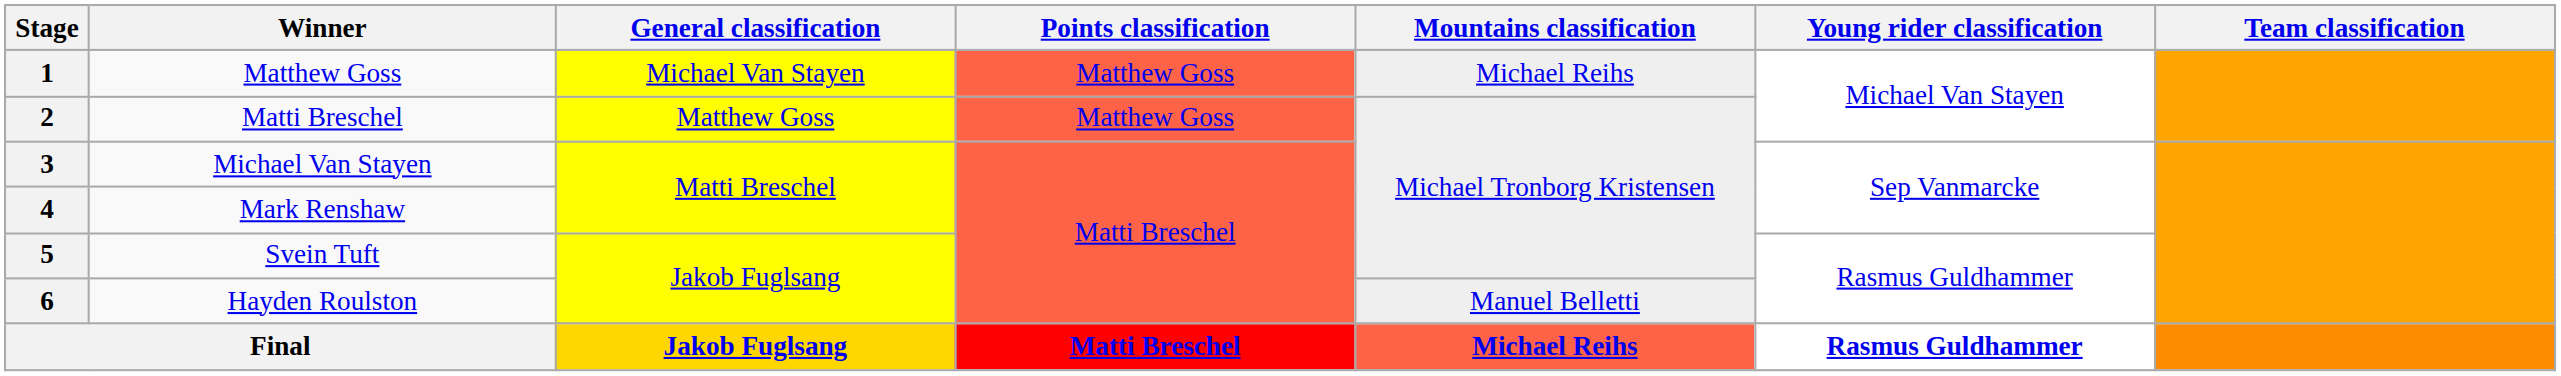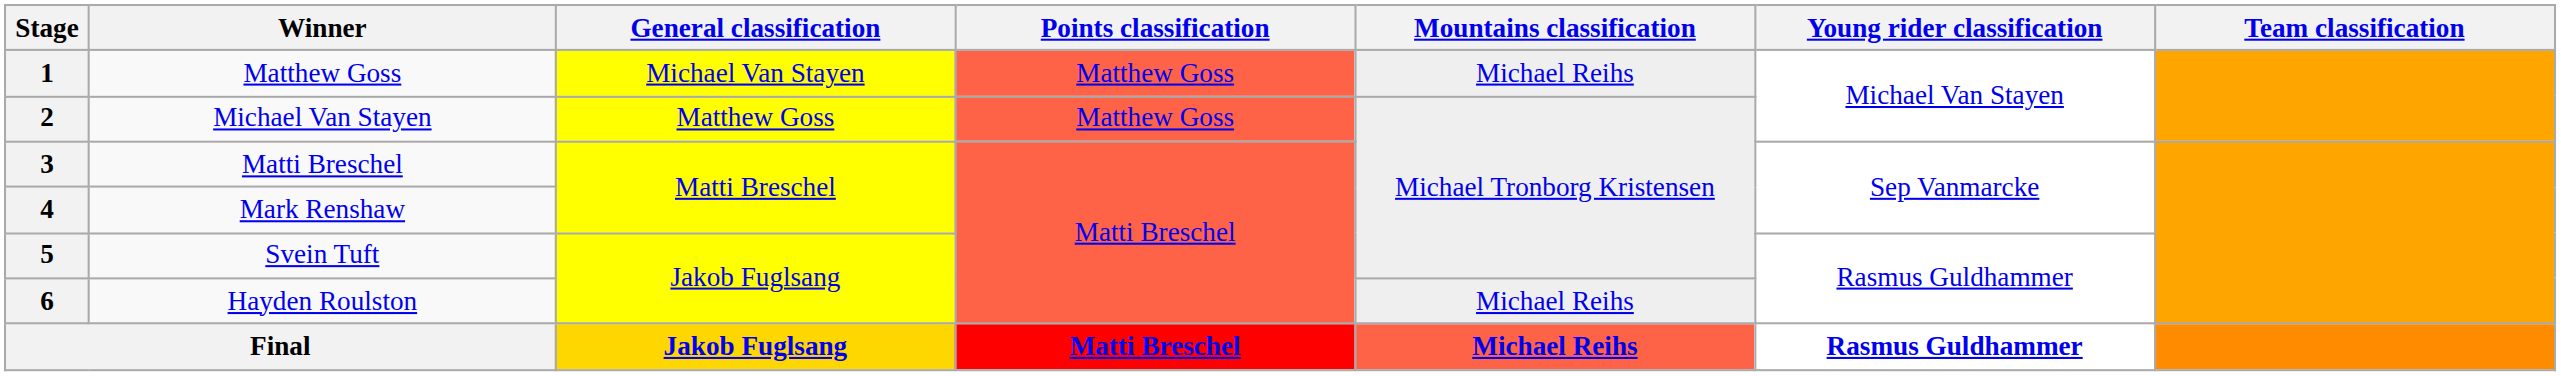(322, 118) Matti Breschel -> (322, 118) Michael Van Stayen
(322, 164) Michael Van Stayen -> (322, 164) Matti Breschel
(1555, 300) Manuel Belletti -> (1555, 300) Michael Reihs
